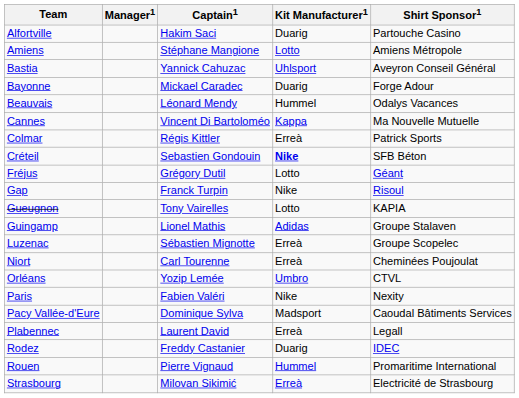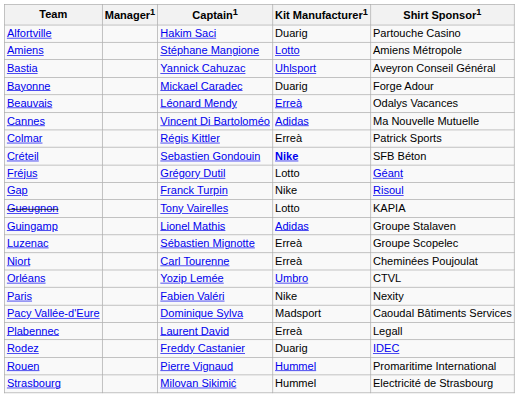(296, 103) Hummel -> (289, 103) Erreà
(291, 121) Kappa -> (292, 121) Adidas
(289, 383) Erreà -> (296, 383) Hummel
